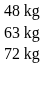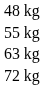+ row: (22, 32)
